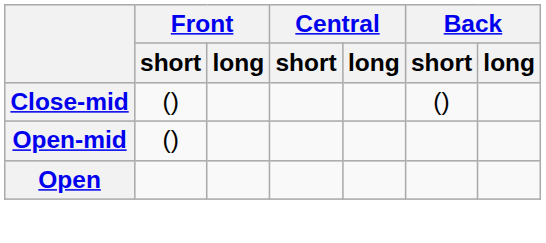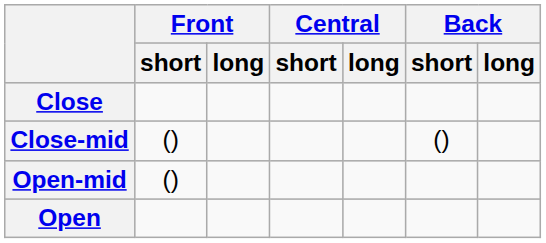+ row: (70, 101)
